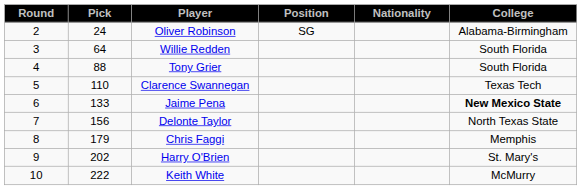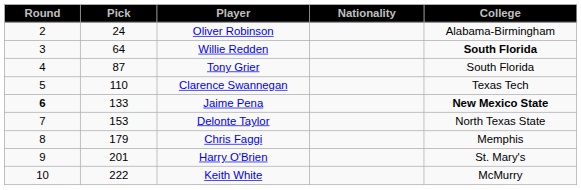- column: (306, 13)
(513, 49) normal -> (500, 49) bold
(100, 67) 88 -> (119, 67) 87
(36, 103) normal -> (43, 103) bold
(100, 121) 156 -> (119, 121) 153
(100, 157) 202 -> (119, 157) 201
